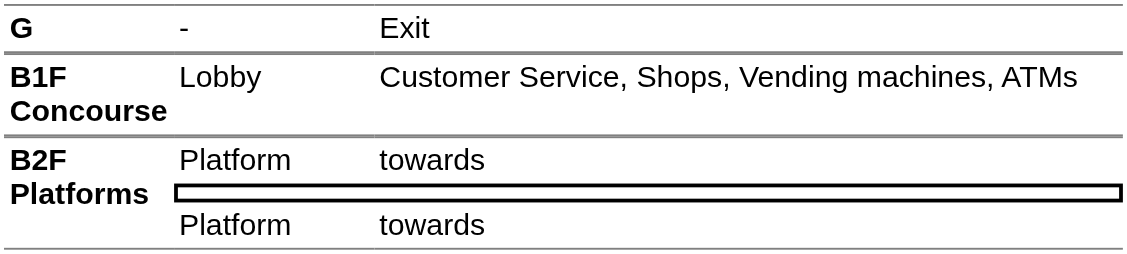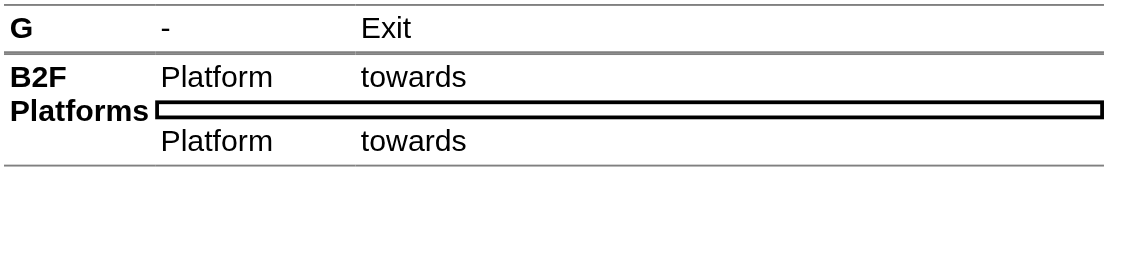- row: (220, 77)
